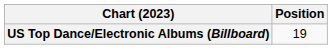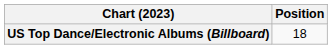(300, 34) 19 -> (300, 34) 18
